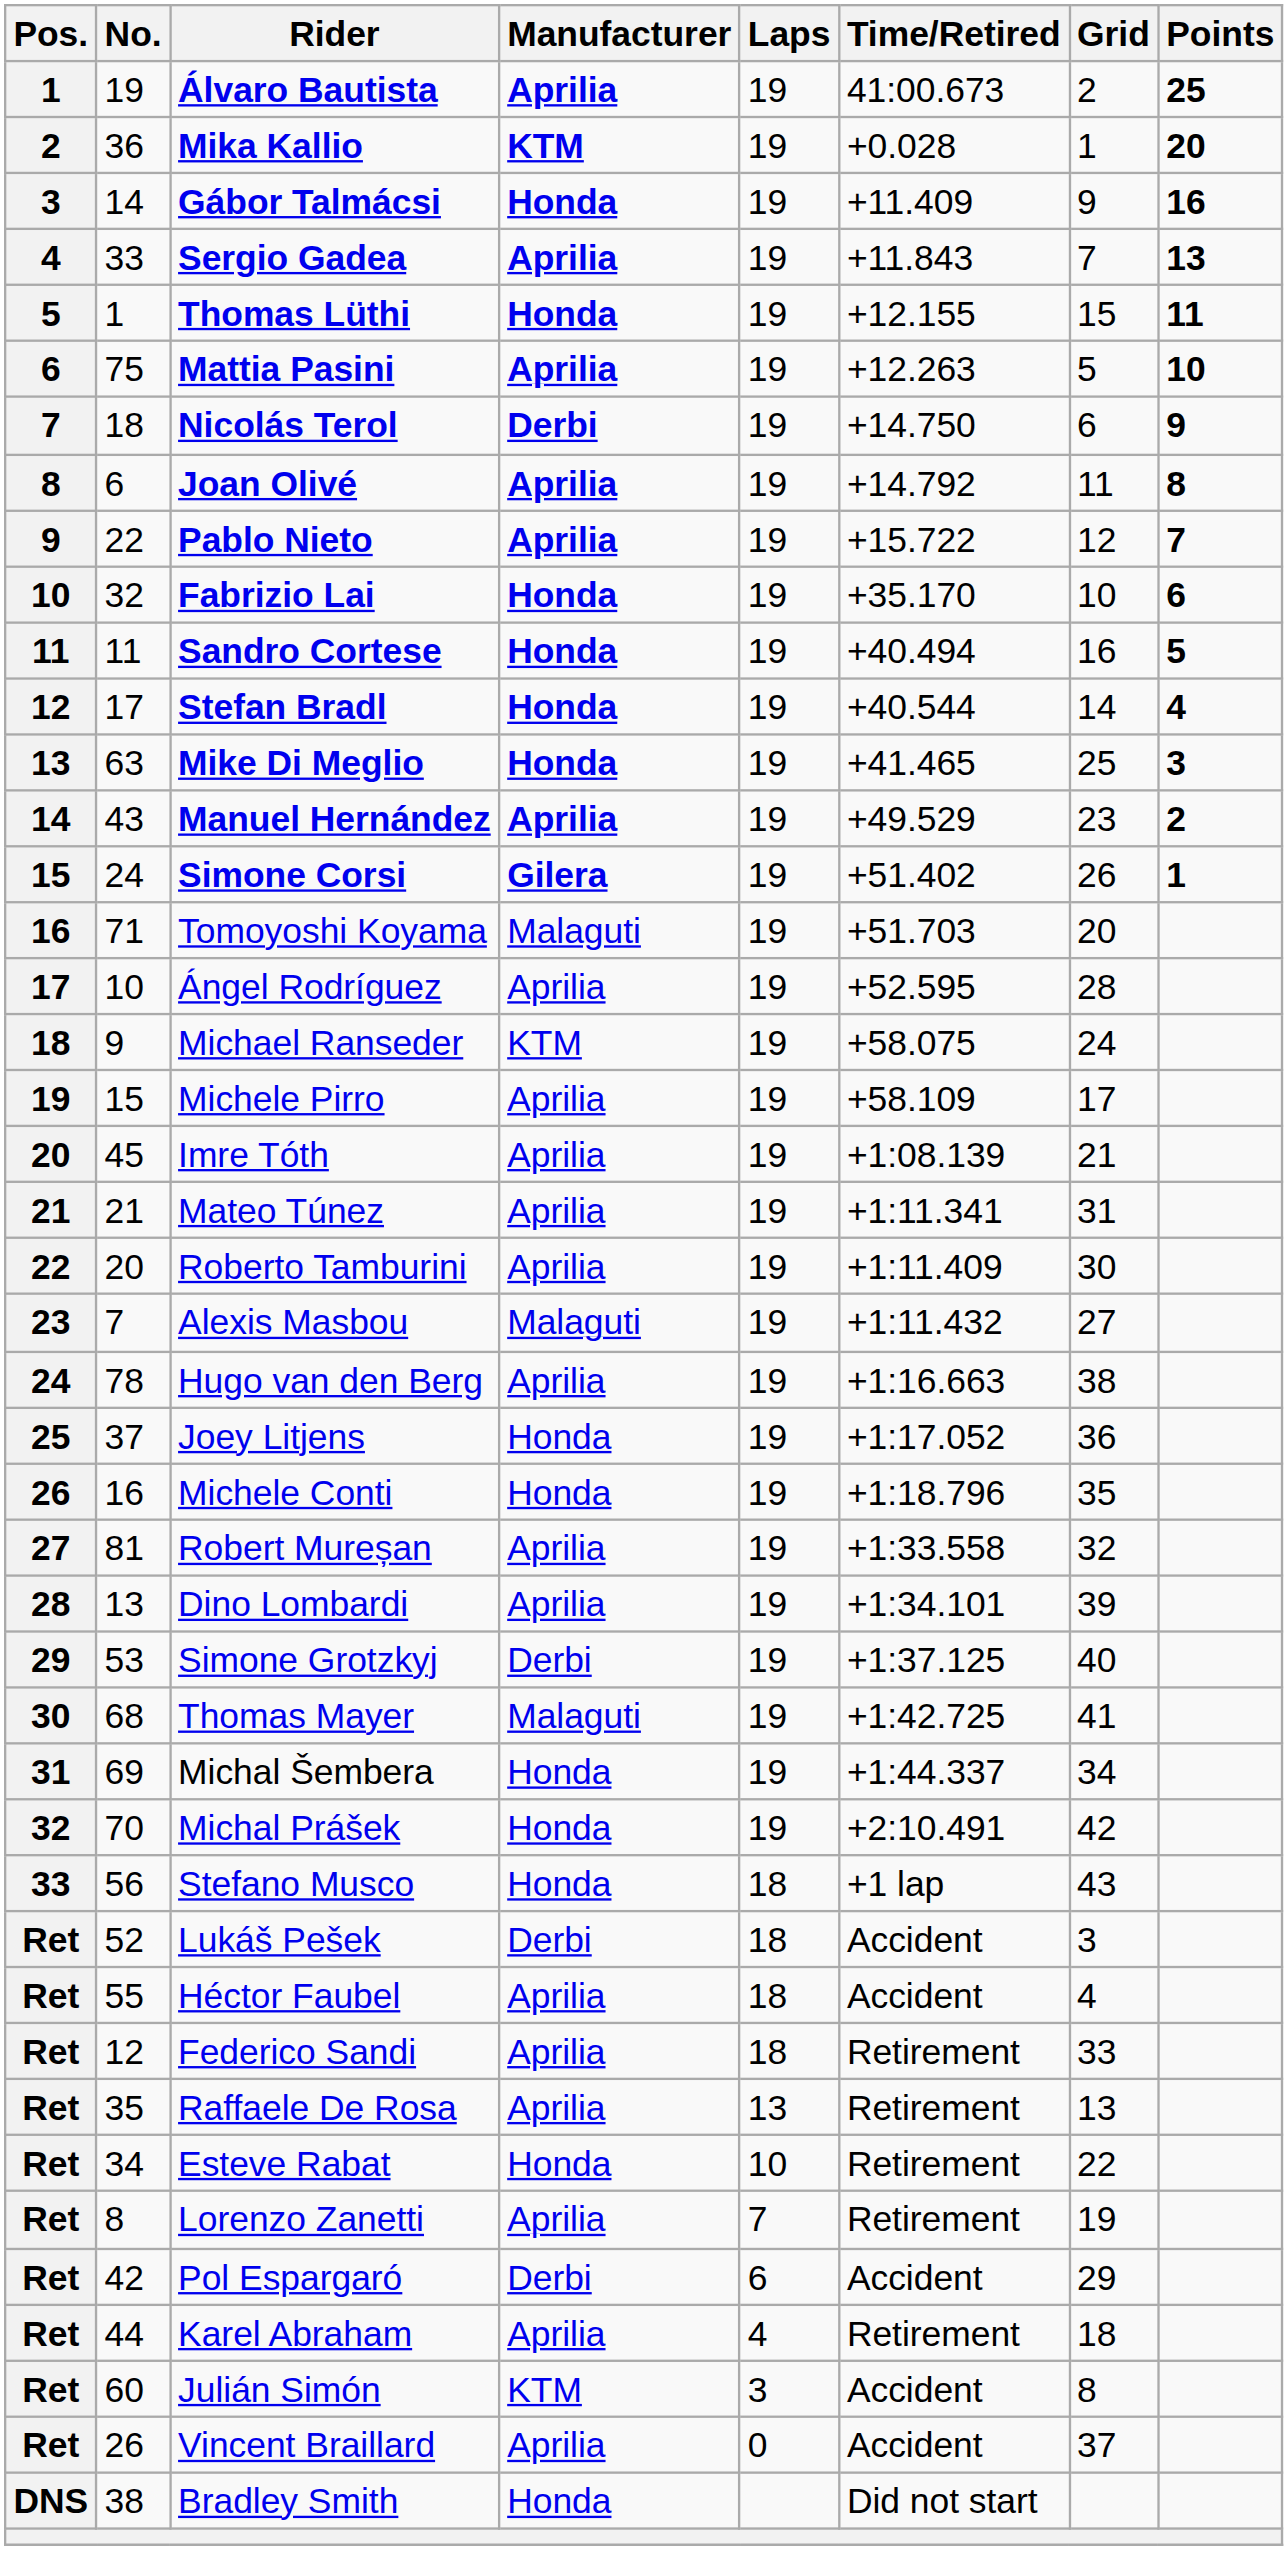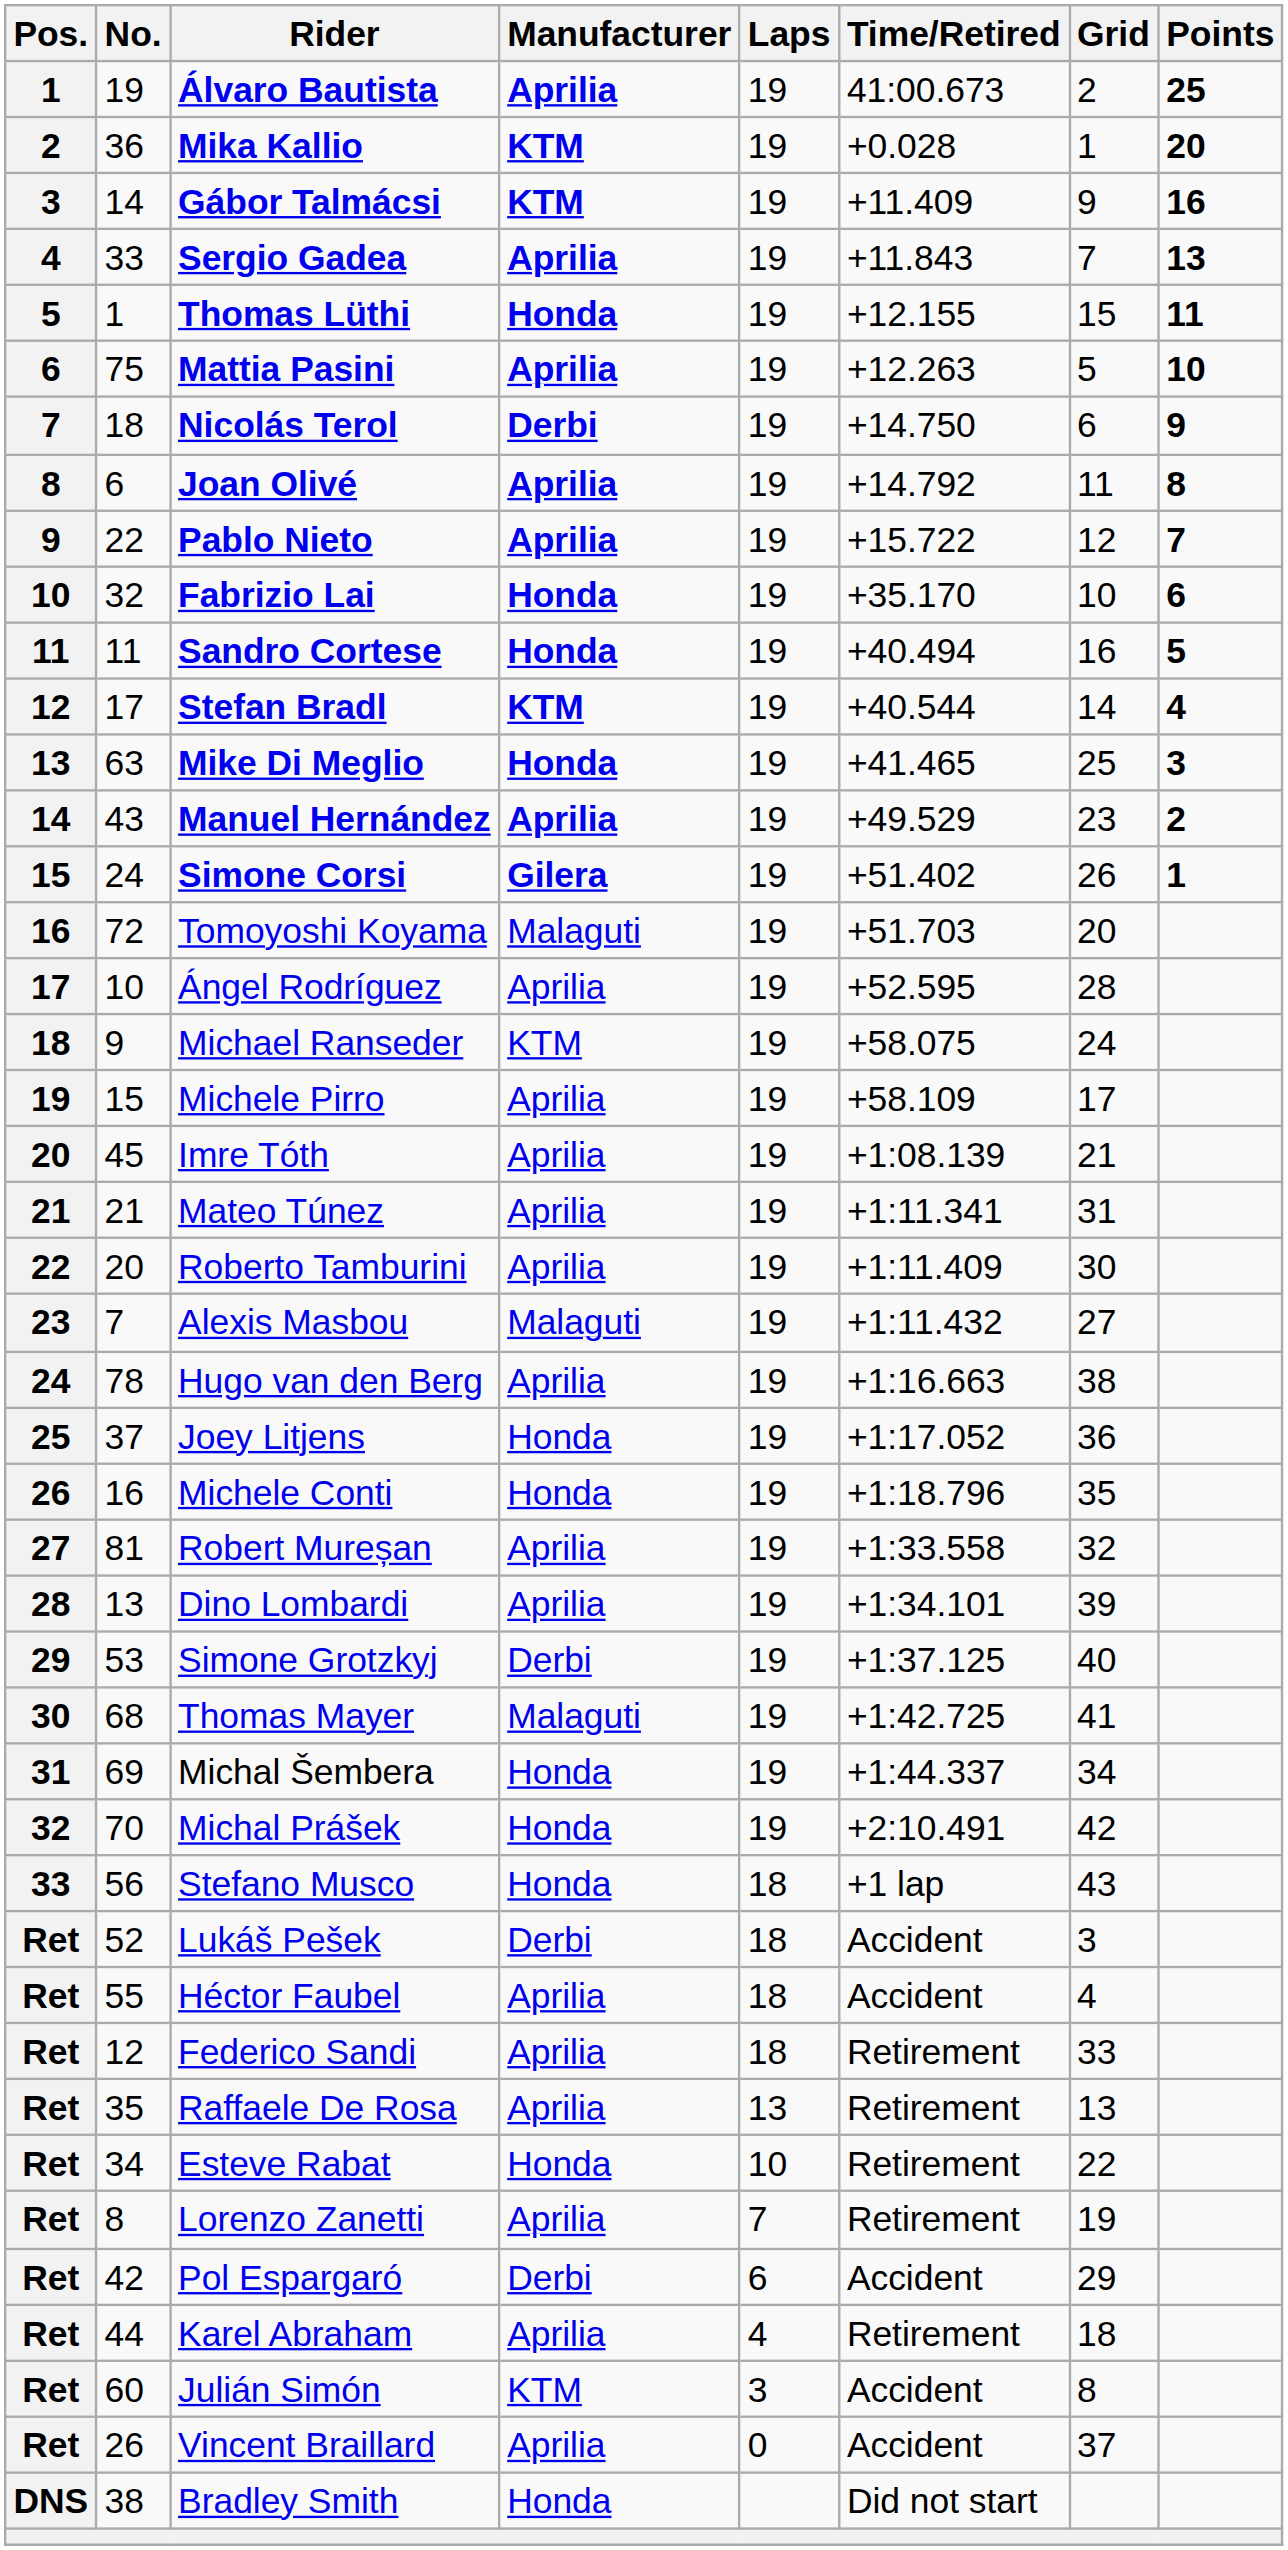(562, 202) Honda -> (546, 202) KTM
(562, 706) Honda -> (546, 706) KTM
(124, 930) 71 -> (124, 930) 72
